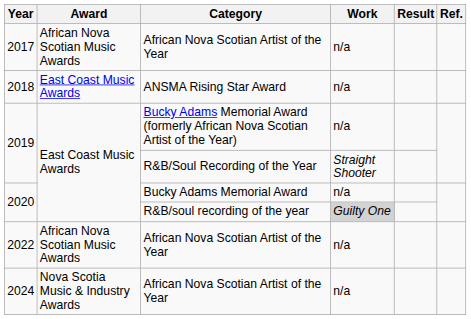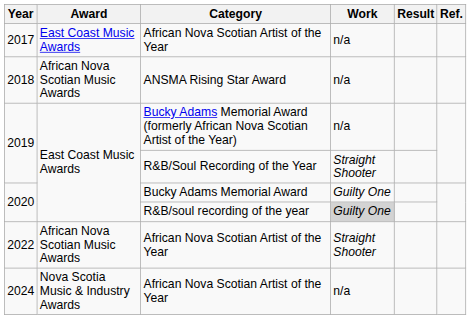(78, 47) African Nova Scotian Music Awards -> (87, 40) East Coast Music Awards
(87, 86) East Coast Music Awards -> (78, 80) African Nova Scotian Music Awards
(342, 192) n/a -> (362, 192) Guilty One
(342, 244) n/a -> (355, 244) Straight Shooter
